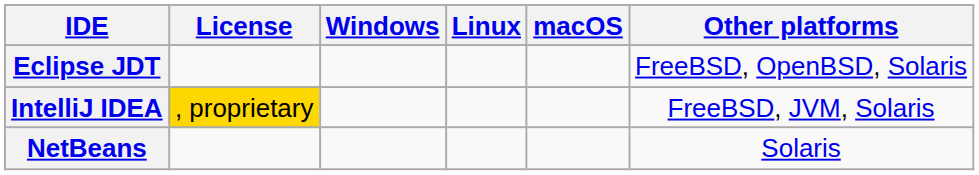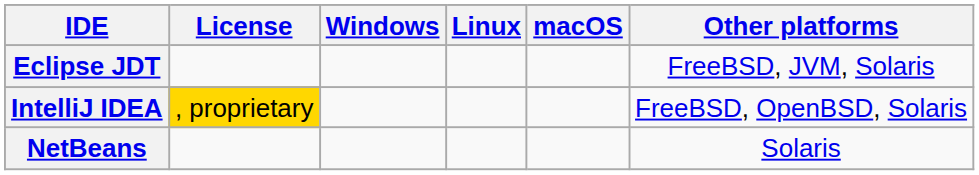(801, 66) FreeBSD, OpenBSD, Solaris -> (801, 66) FreeBSD, JVM, Solaris
(801, 107) FreeBSD, JVM, Solaris -> (801, 107) FreeBSD, OpenBSD, Solaris
